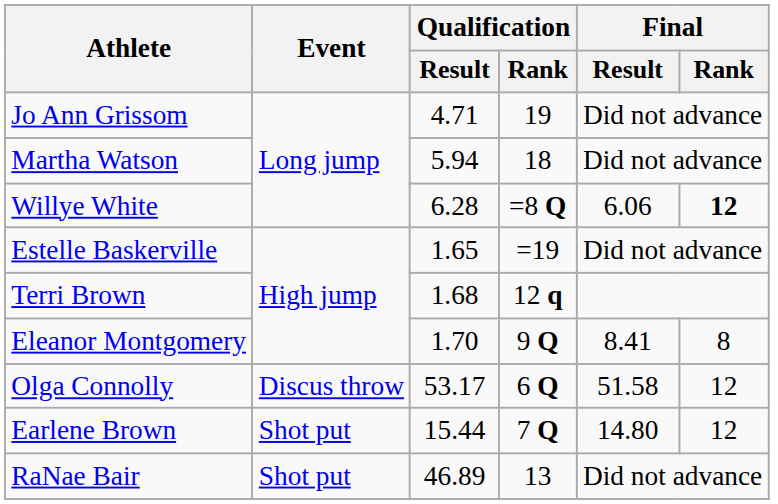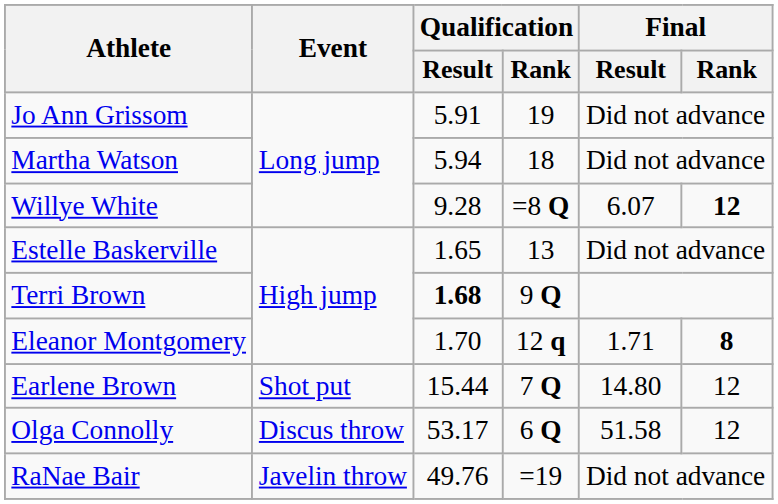(455, 115) 4.71 -> (458, 115) 5.91
(455, 205) 6.28 -> (458, 205) 9.28
(628, 205) 6.06 -> (631, 205) 6.07
(538, 250) =19 -> (541, 250) 13
(455, 295) normal -> (458, 295) bold
(538, 295) 12 q -> (541, 295) 9 Q
(538, 340) 9 Q -> (541, 340) 12 q
(628, 340) 8.41 -> (631, 340) 1.71
(724, 340) normal -> (727, 340) bold
rows swapped: (94, 431) <-> (92, 386)
(305, 476) Shot put -> (333, 476) Javelin throw
(455, 476) 46.89 -> (458, 476) 49.76
(538, 476) 13 -> (541, 476) =19
